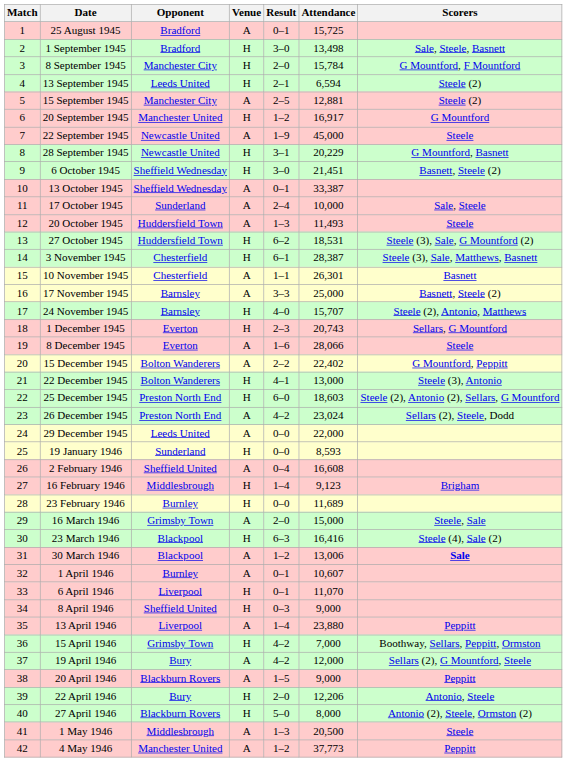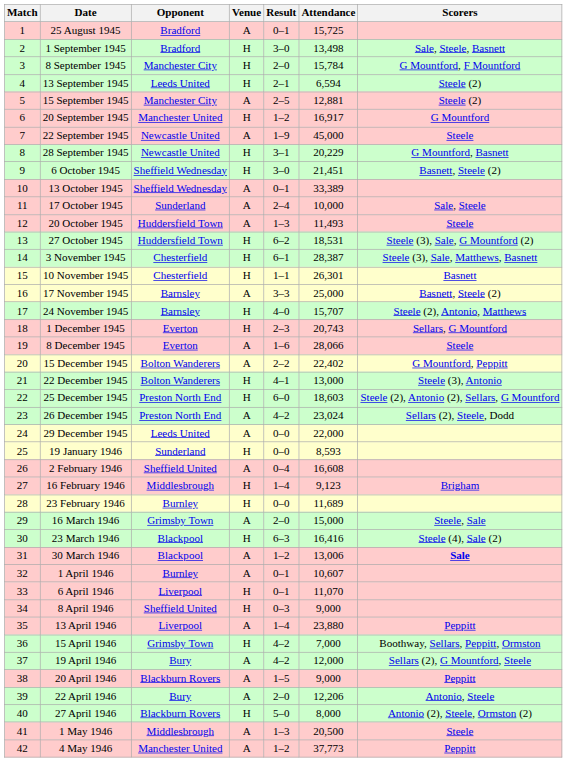(328, 188) 33,387 -> (328, 188) 33,389
(247, 275) A -> (247, 275) H
(247, 696) H -> (247, 696) A
